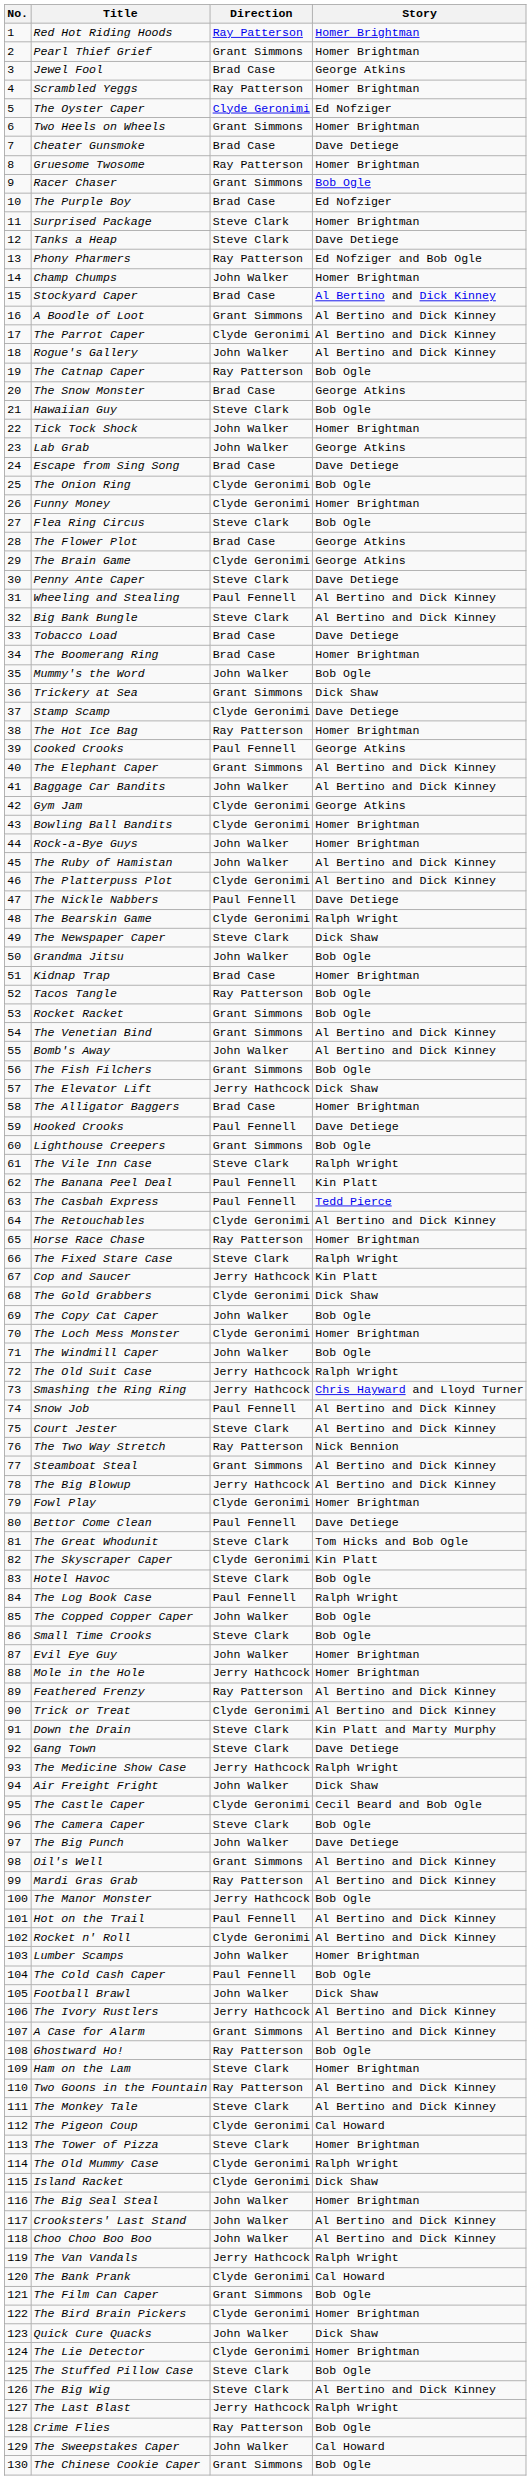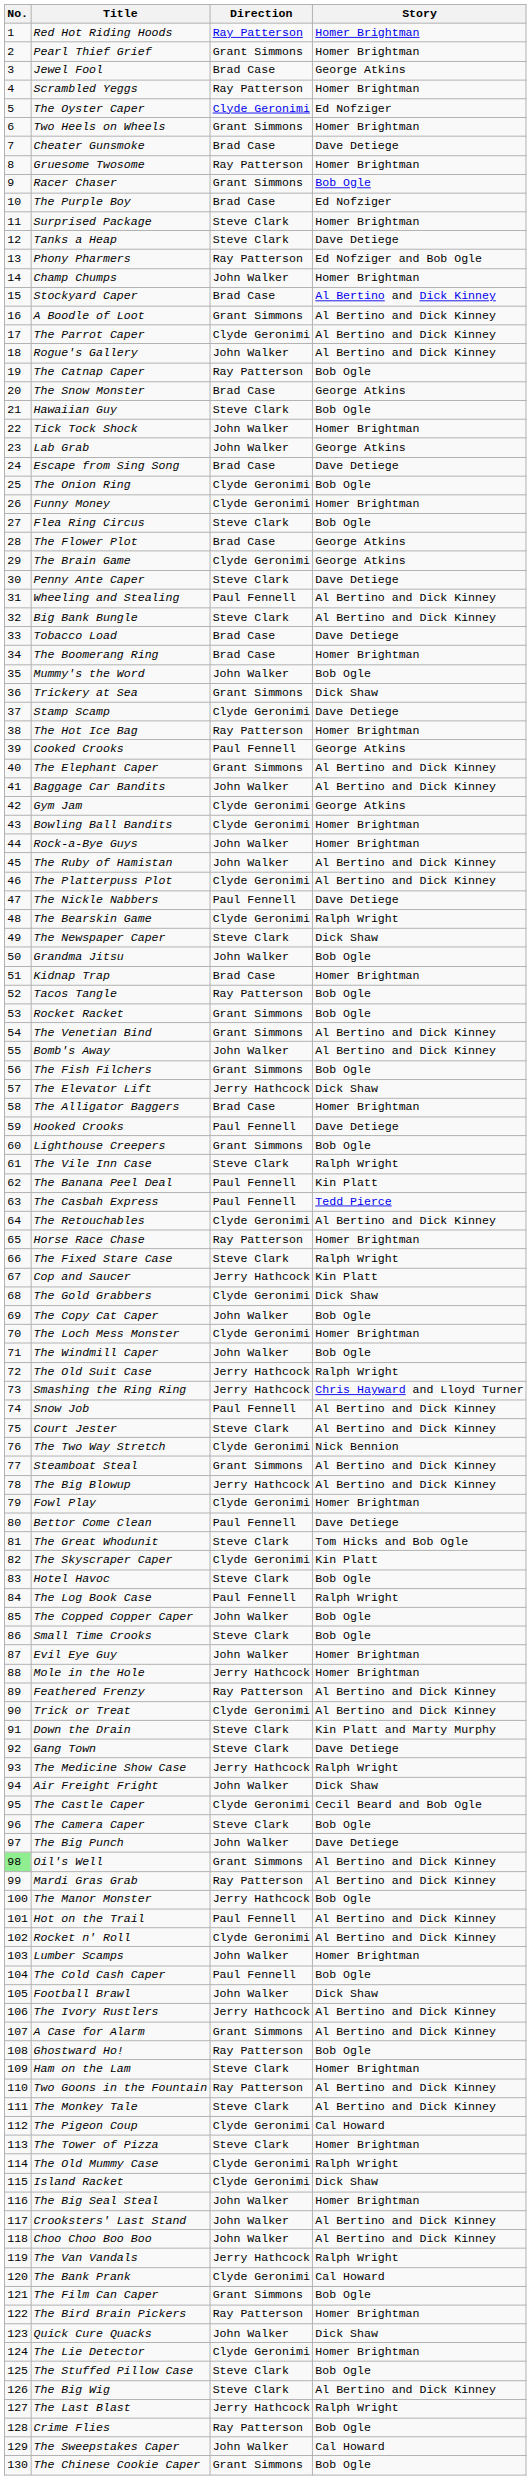(258, 1447) Ray Patterson -> (261, 1447) Clyde Geronimi
(14, 1862) no background -> (14, 1862) lightgreen background
(261, 2314) Clyde Geronimi -> (258, 2314) Ray Patterson
